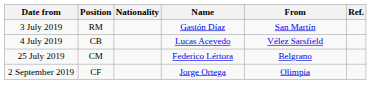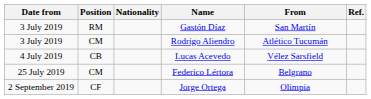+ row: (203, 42)
